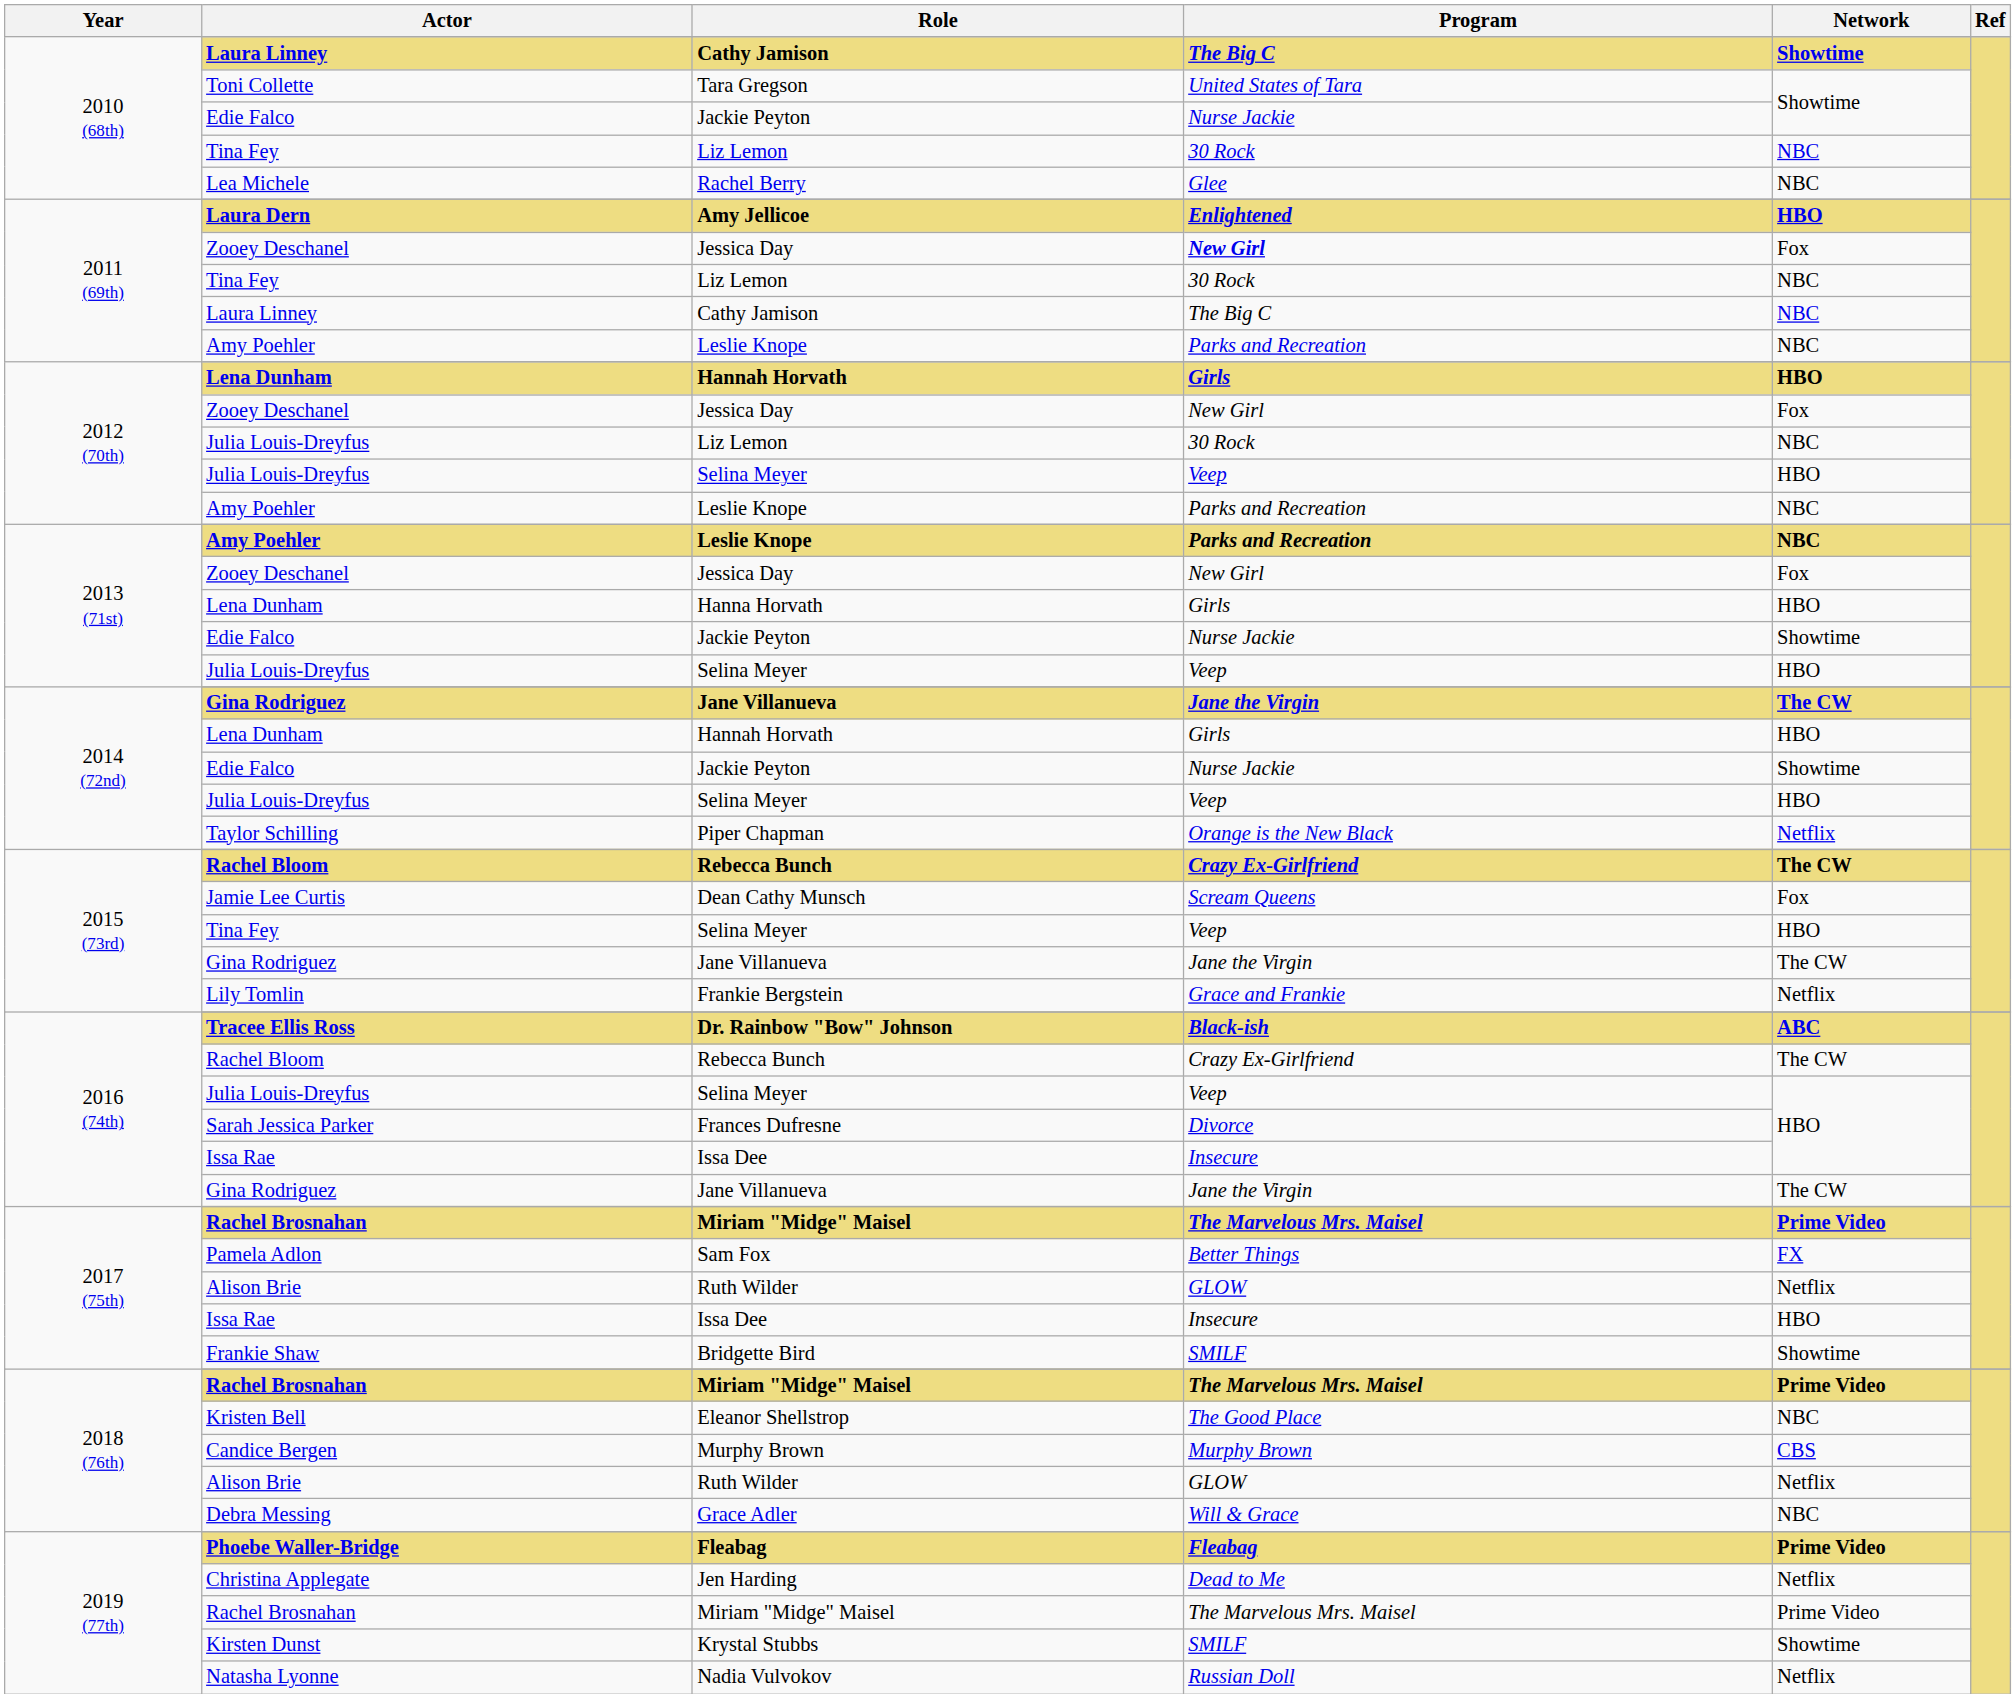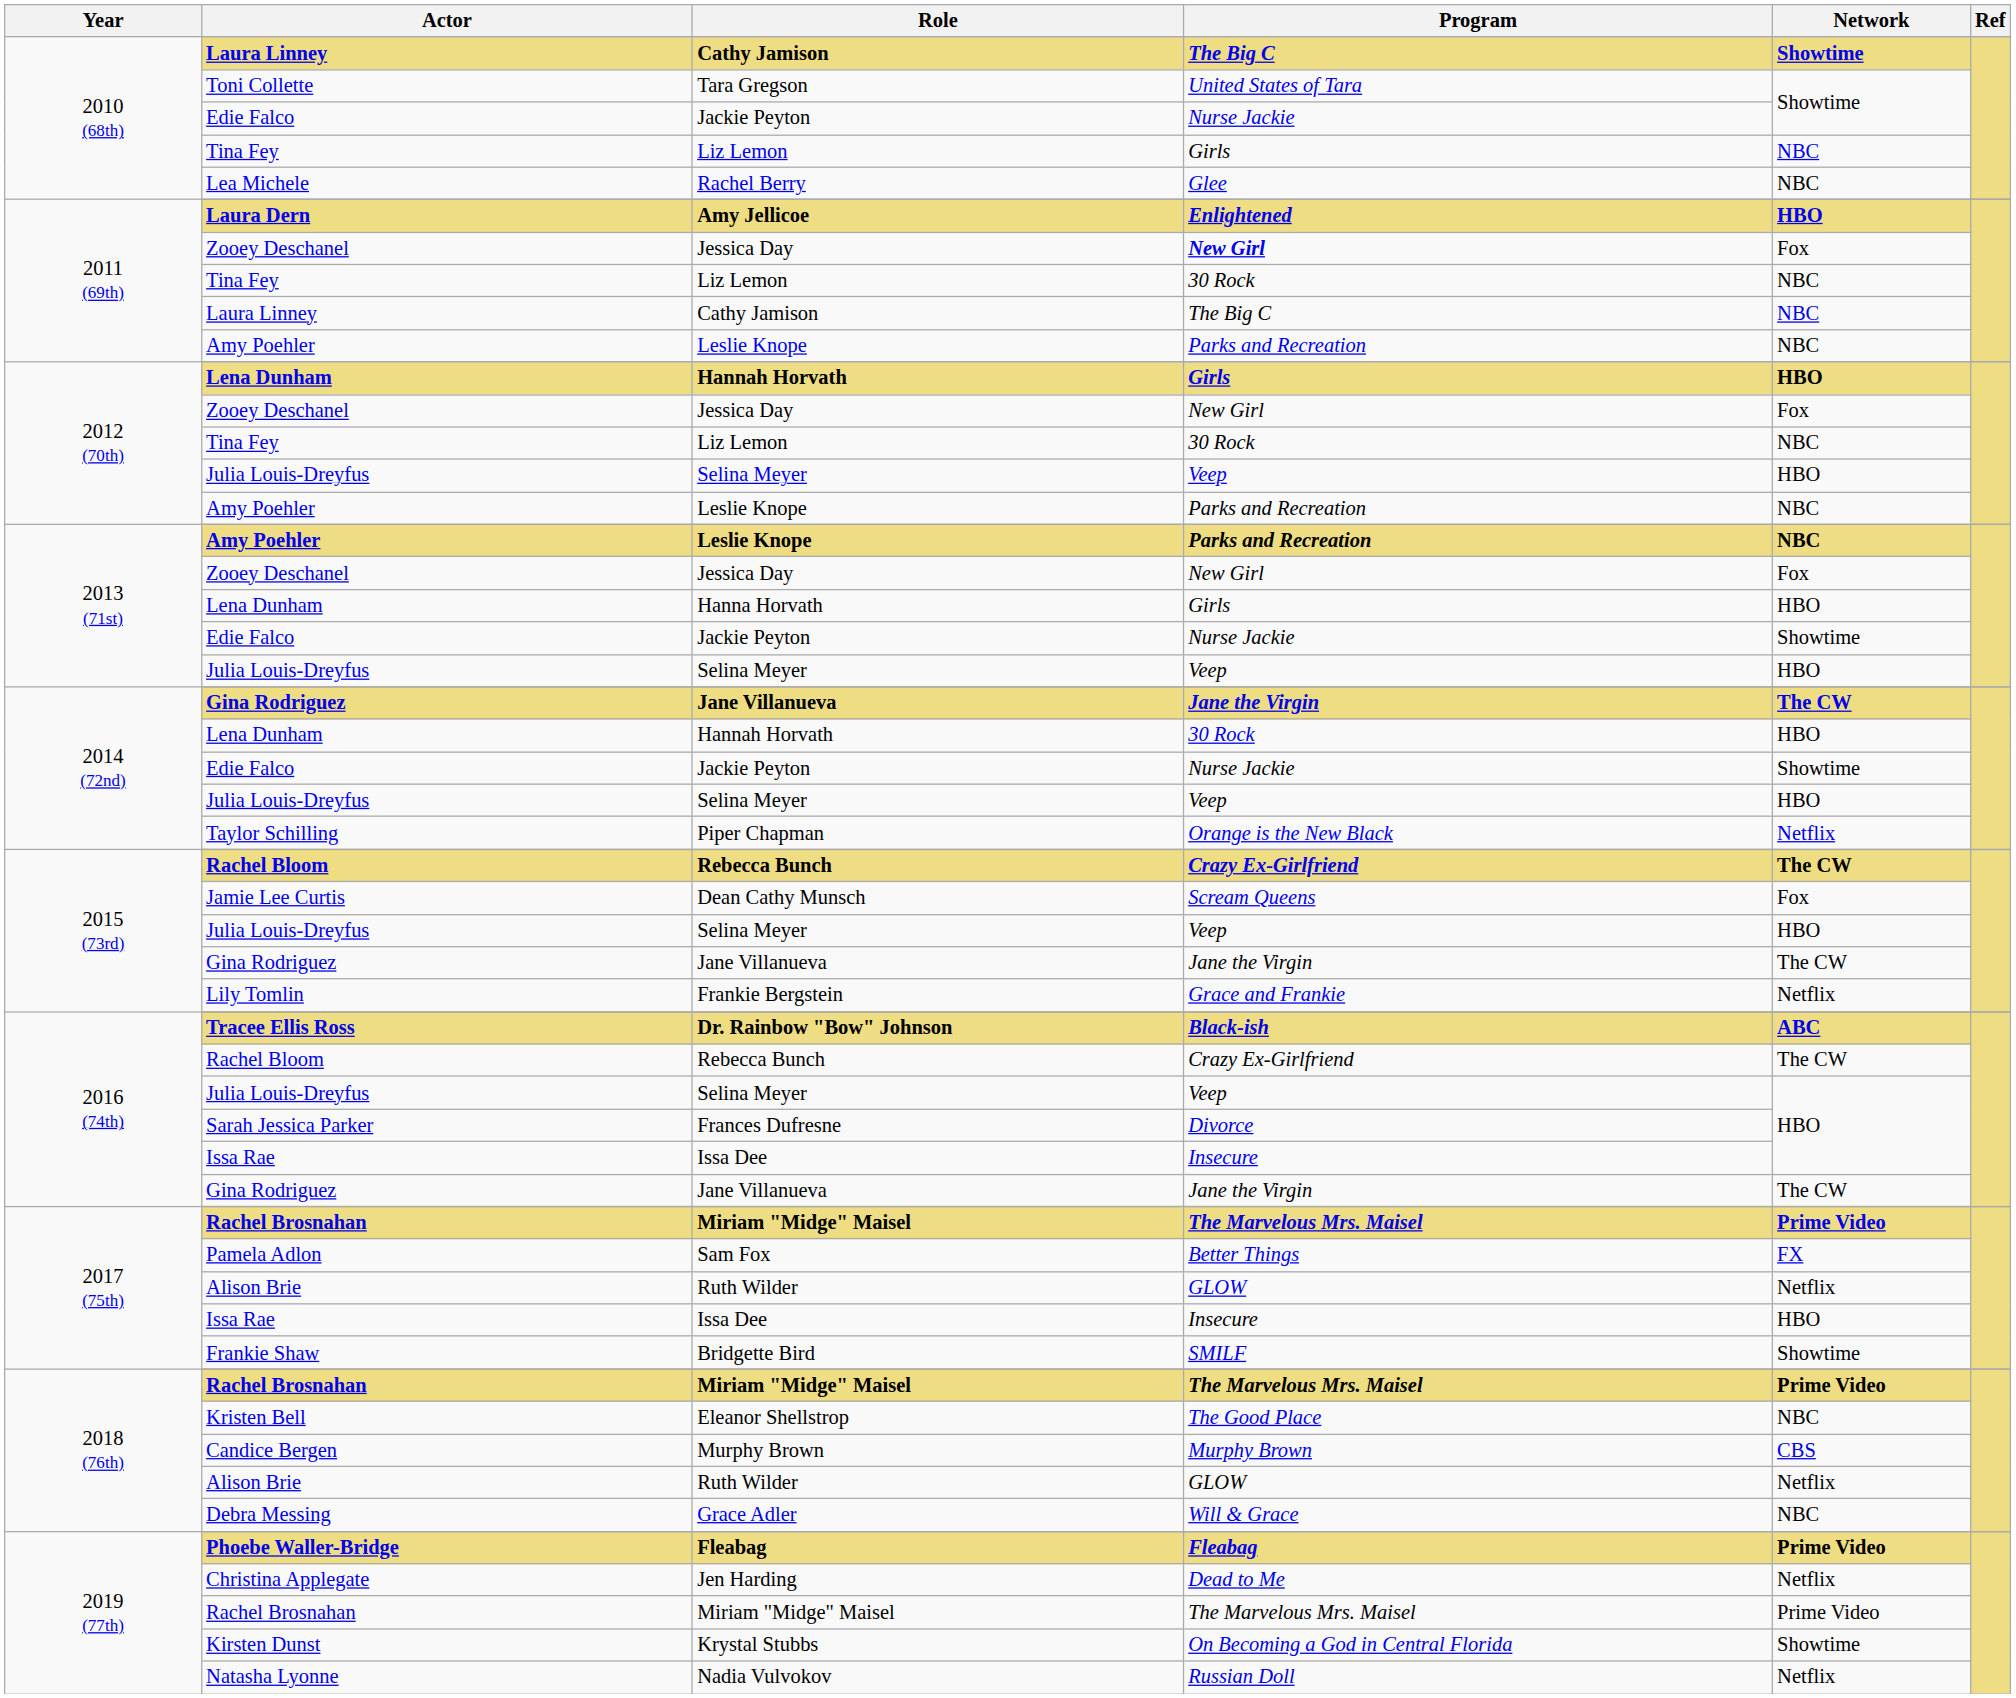(1221, 150) 30 Rock -> (1209, 150) Girls
(288, 442) Julia Louis-Dreyfus -> (242, 442) Tina Fey
(1209, 735) Girls -> (1221, 735) 30 Rock
(242, 930) Tina Fey -> (288, 930) Julia Louis-Dreyfus
(1217, 1644) SMILF -> (1350, 1644) On Becoming a God in Central Florida
